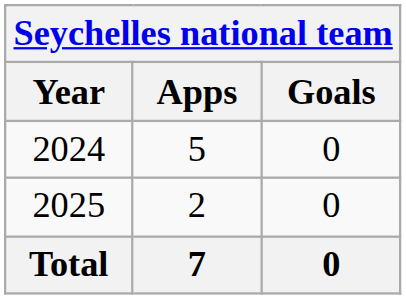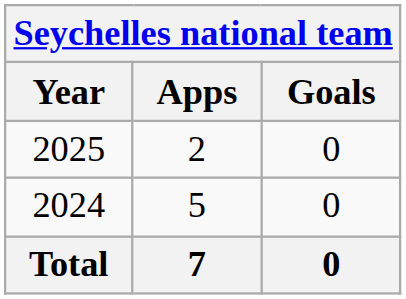rows swapped: (69, 148) <-> (69, 206)
